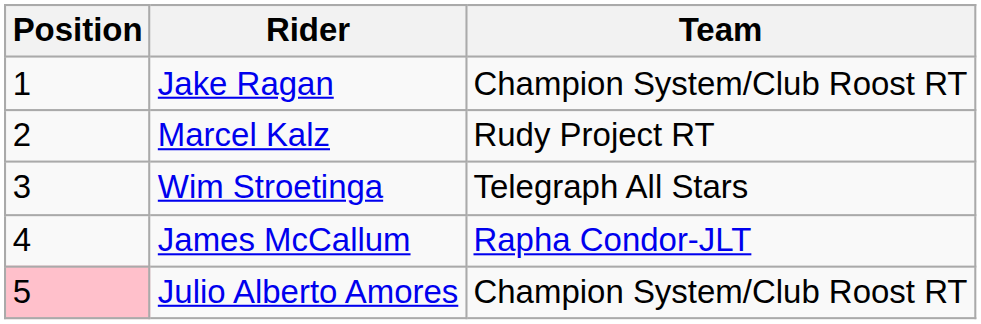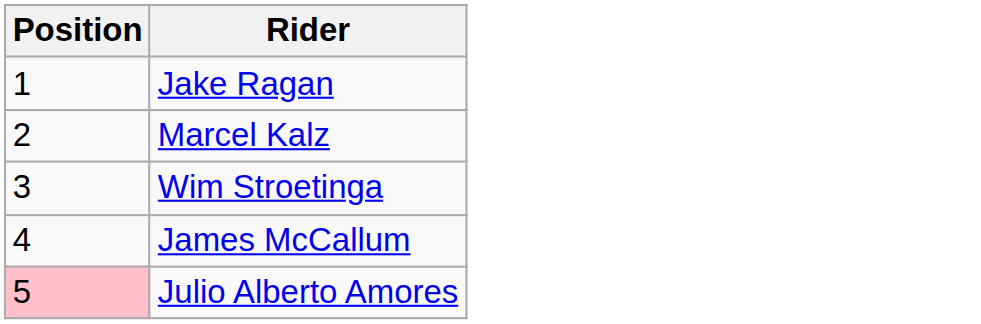- column: (720, 30)
